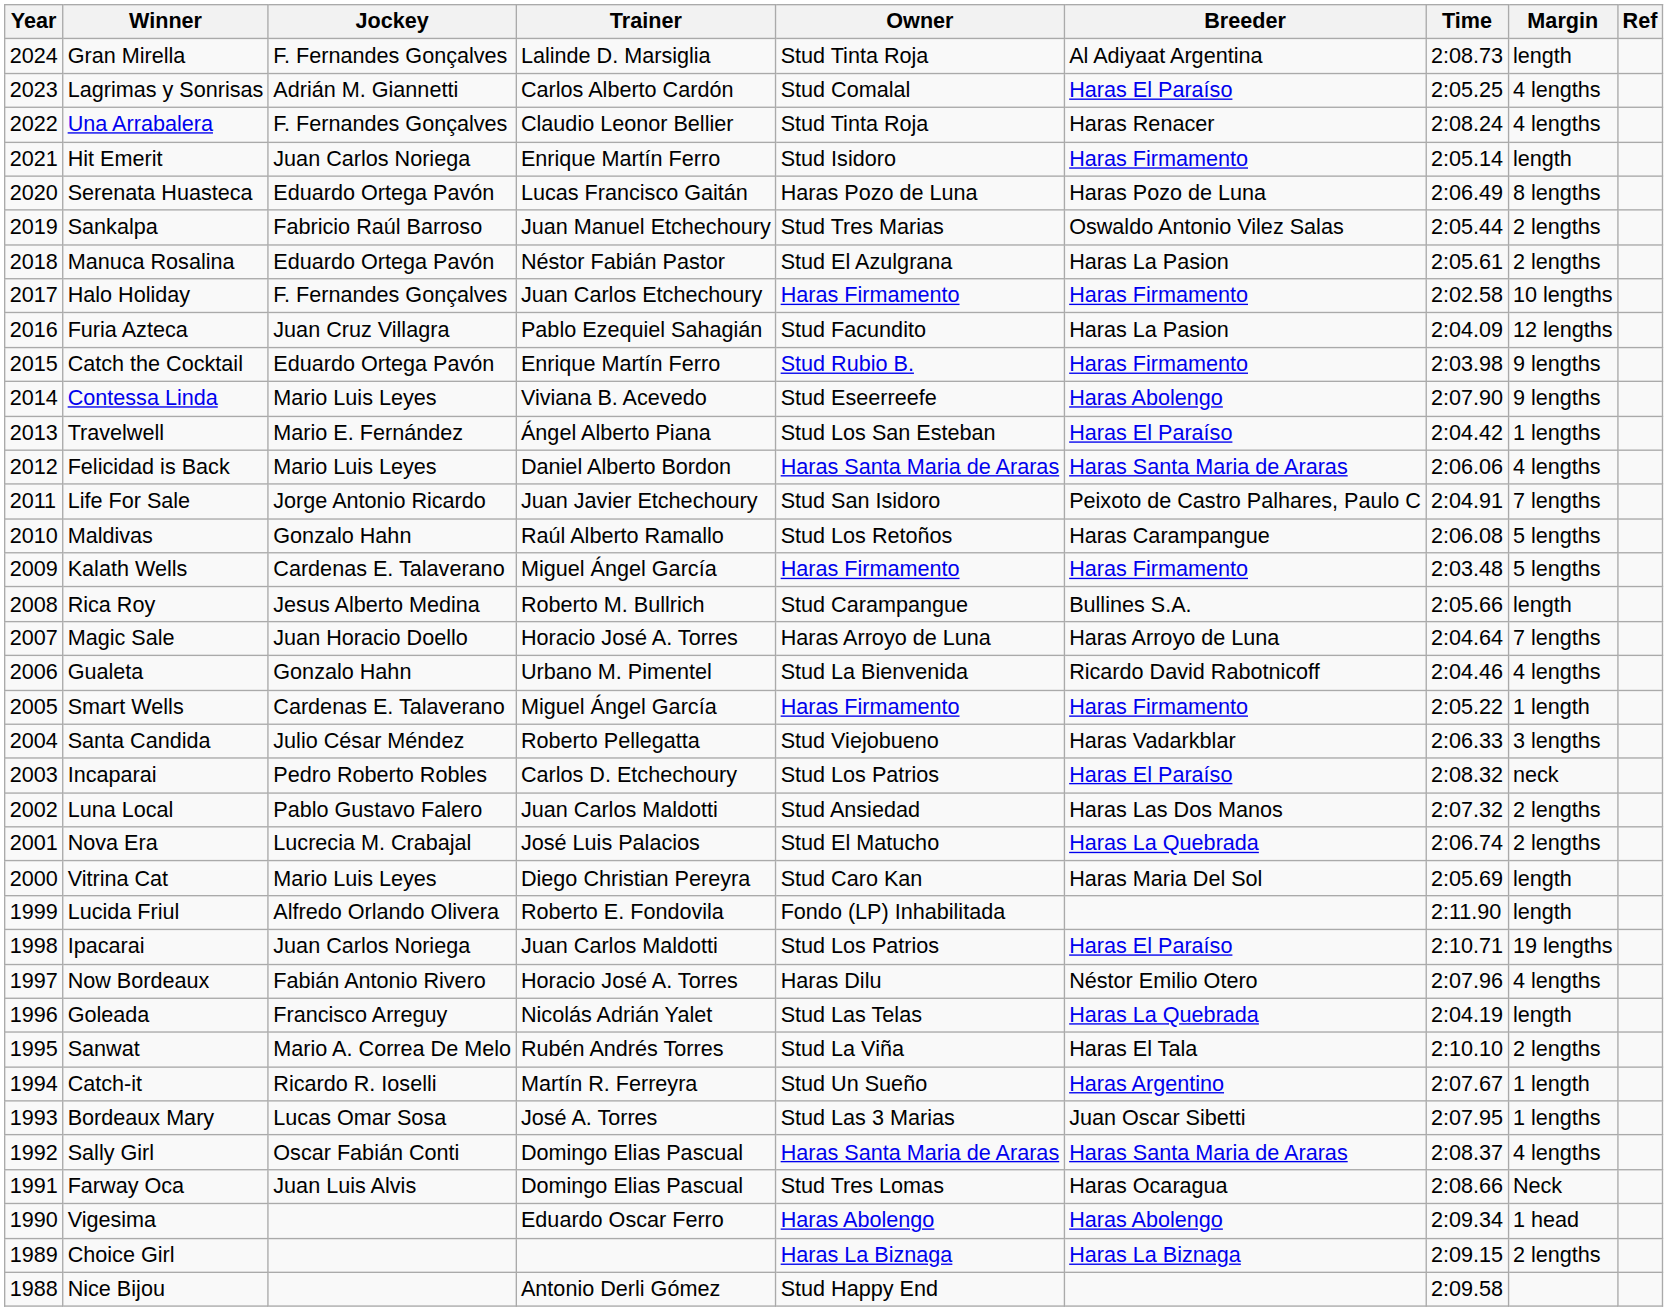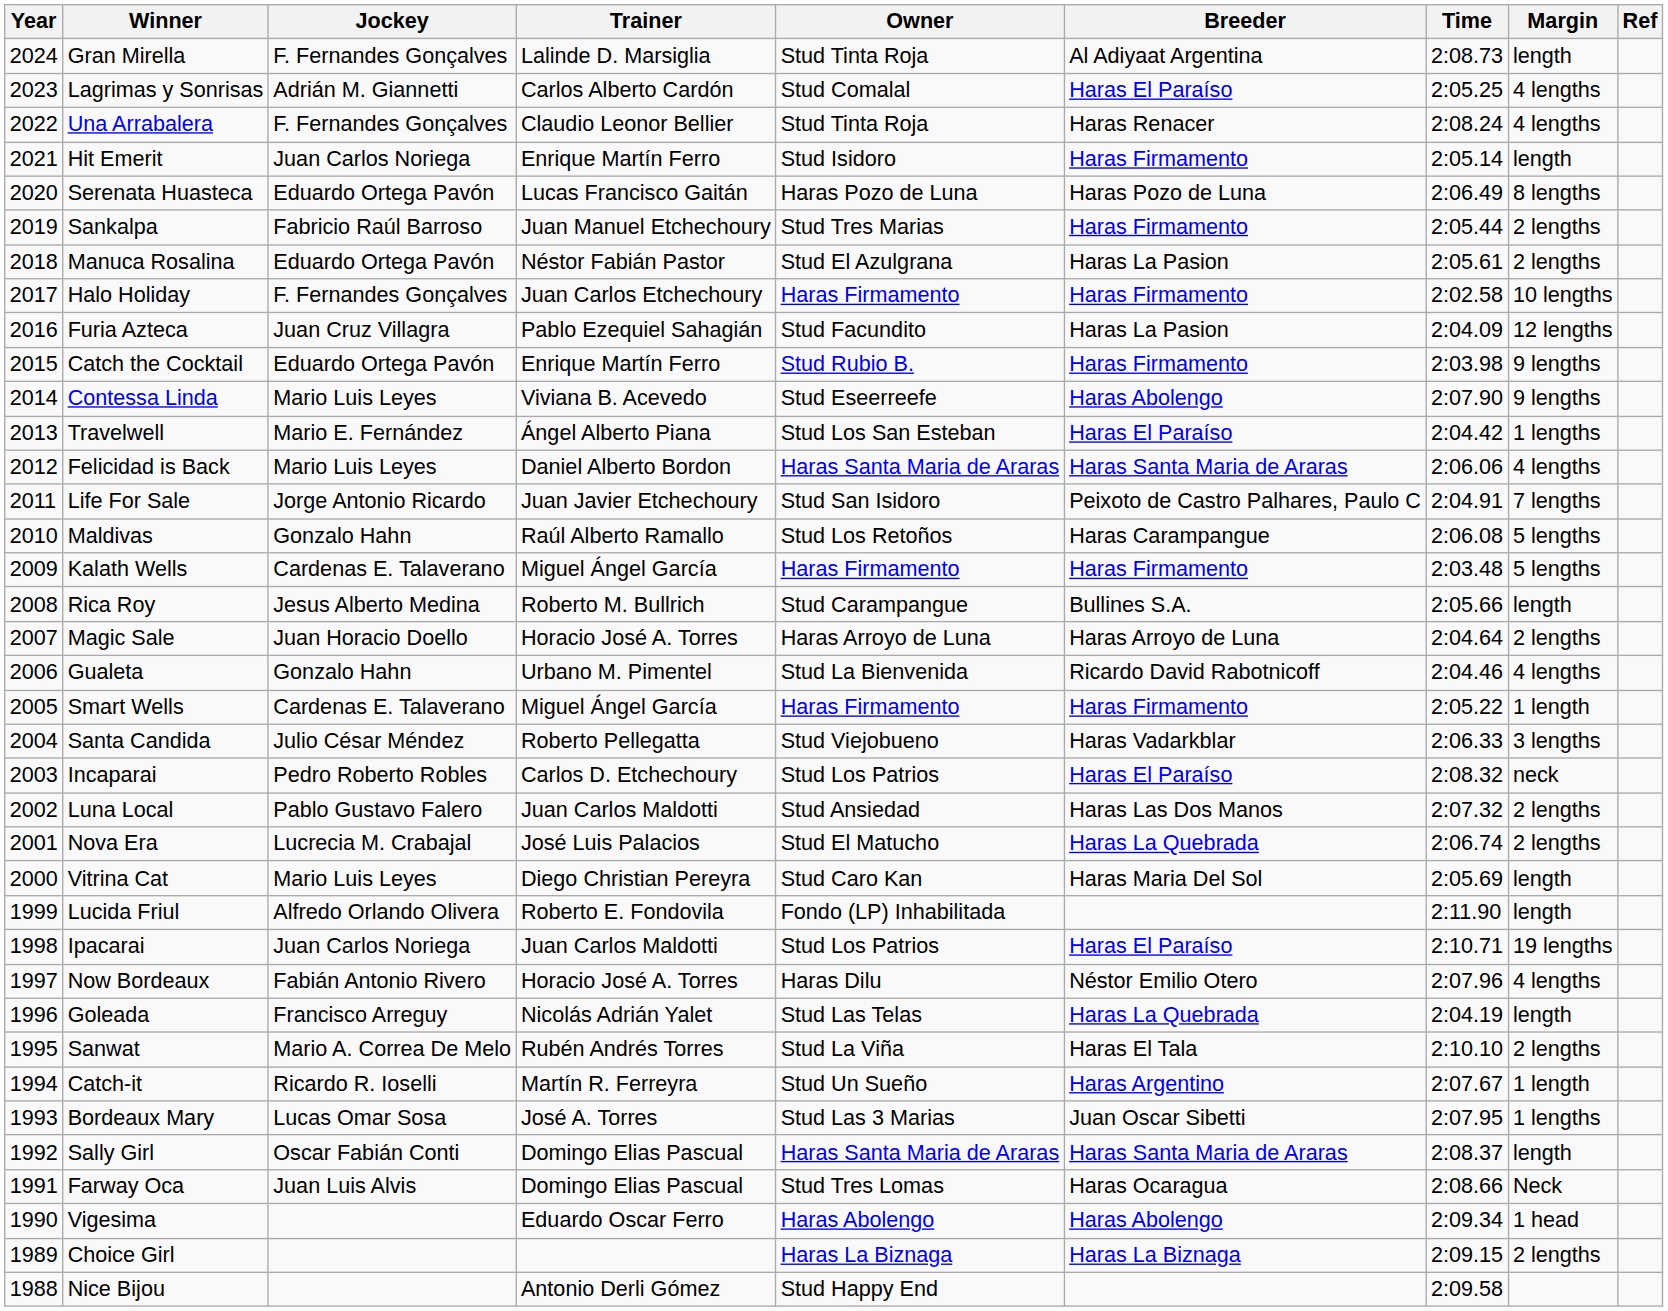(1206, 227) Oswaldo Antonio Vilez Salas -> (1159, 227) Haras Firmamento
(1557, 638) 7 lengths -> (1557, 638) 2 lengths
(1557, 1152) 4 lengths -> (1542, 1152) length
